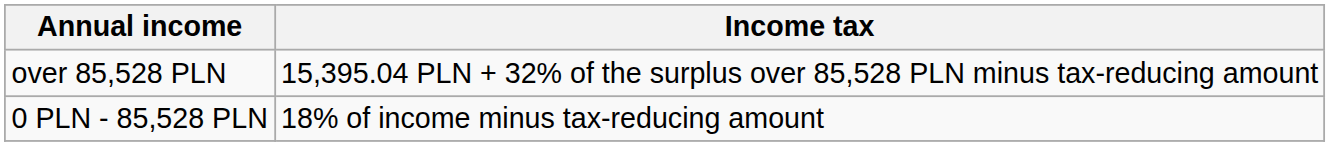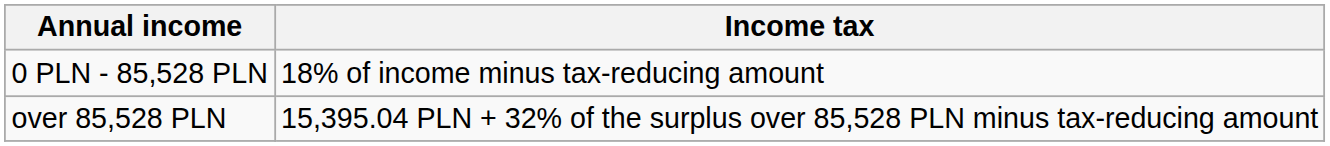rows swapped: (140, 118) <-> (119, 72)
